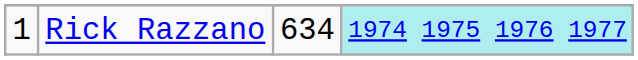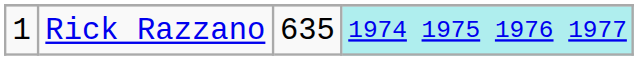(307, 30) 634 -> (307, 30) 635
